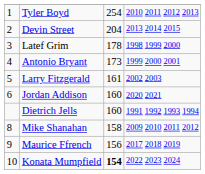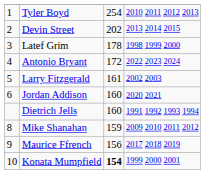(114, 29) 204 -> (114, 29) 202
(114, 62) 173 -> (114, 62) 172
(153, 62) 1999 2000 2001 -> (153, 62) 2022 2023 2024
(114, 128) 158 -> (114, 128) 159
(153, 161) 2022 2023 2024 -> (153, 161) 1999 2000 2001
